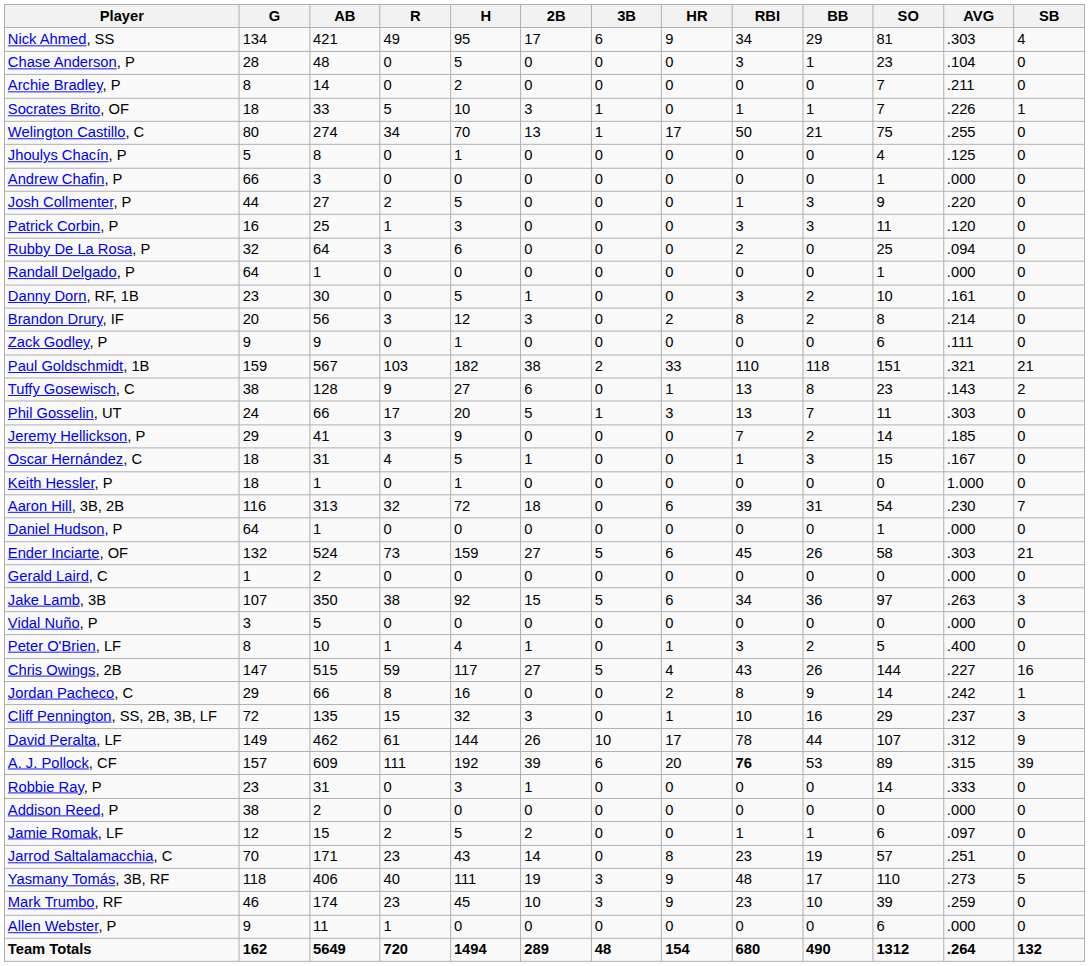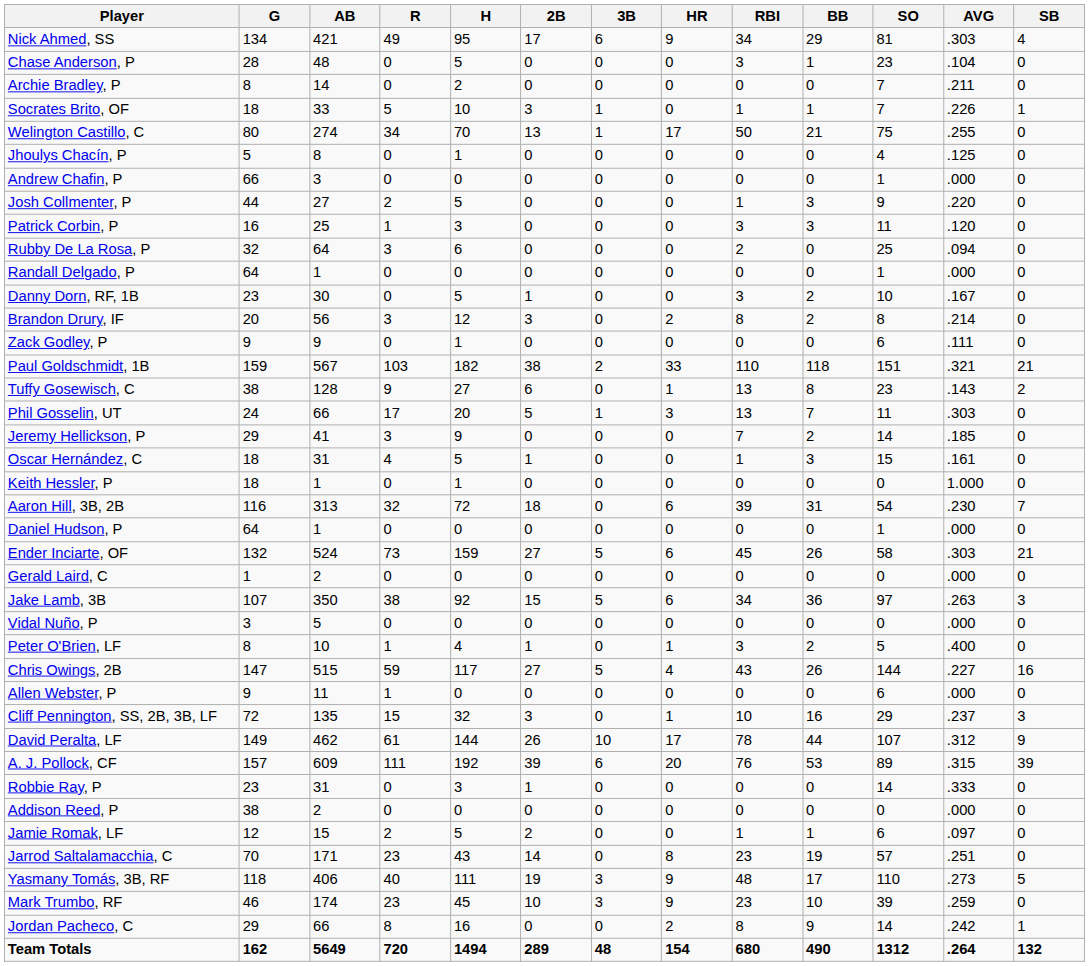(961, 296) .161 -> (961, 296) .167
(961, 459) .167 -> (961, 459) .161
rows swapped: (70, 693) <-> (62, 926)
(744, 763) bold -> (744, 763) normal
